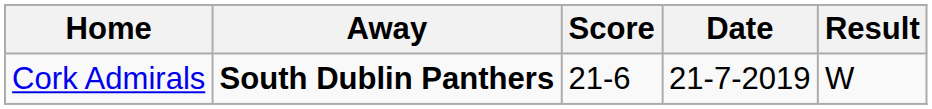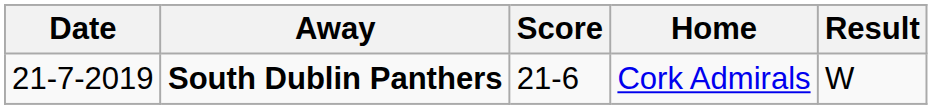columns swapped: (740, 29) <-> (109, 29)
